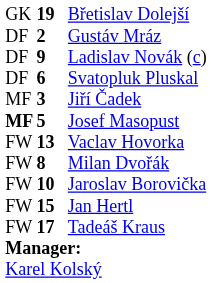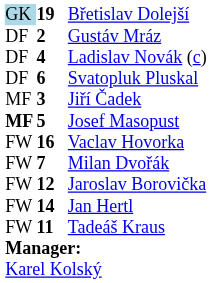(18, 14) no background -> (18, 14) lightblue background
(41, 56) 9 -> (41, 56) 4
(46, 142) 13 -> (46, 142) 16
(41, 163) 8 -> (41, 163) 7
(46, 184) 10 -> (46, 184) 12
(46, 205) 15 -> (46, 205) 14
(46, 226) 17 -> (45, 226) 11
